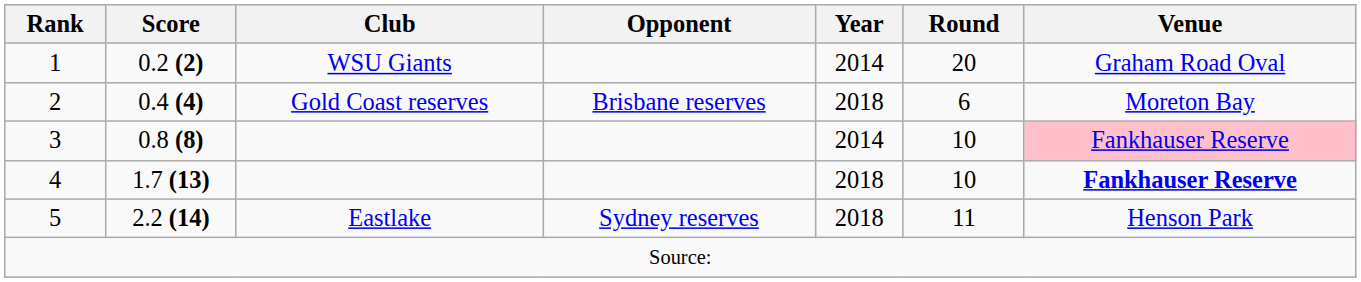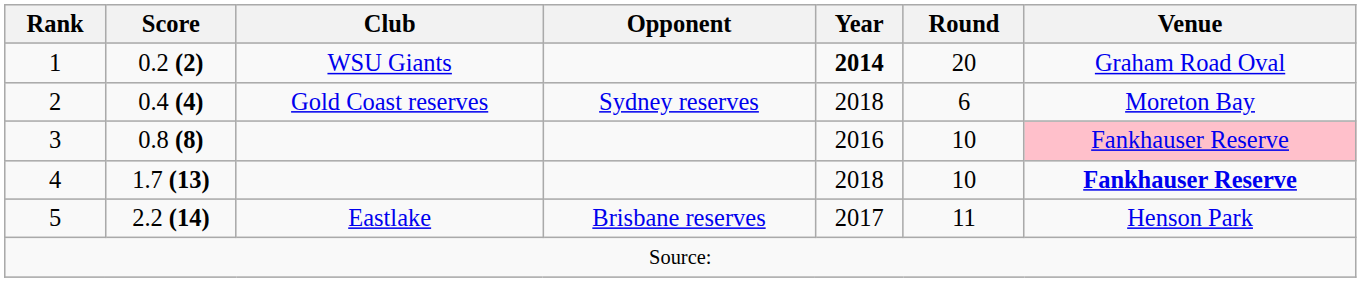(859, 62) normal -> (859, 62) bold
(679, 101) Brisbane reserves -> (679, 101) Sydney reserves
(859, 140) 2014 -> (859, 140) 2016
(679, 218) Sydney reserves -> (679, 218) Brisbane reserves
(859, 218) 2018 -> (859, 218) 2017
